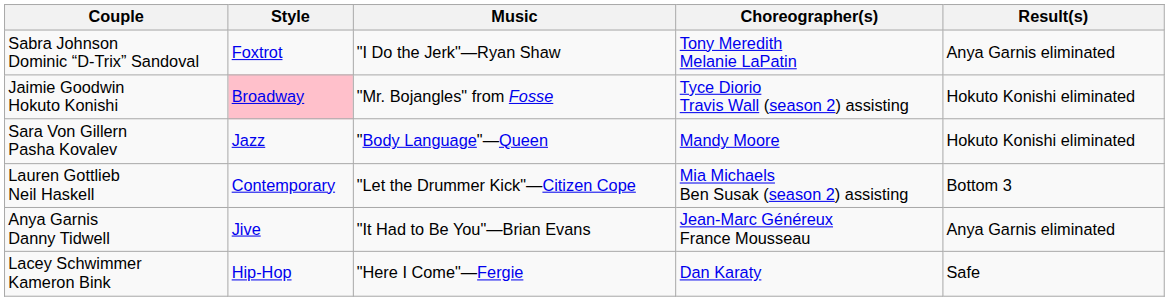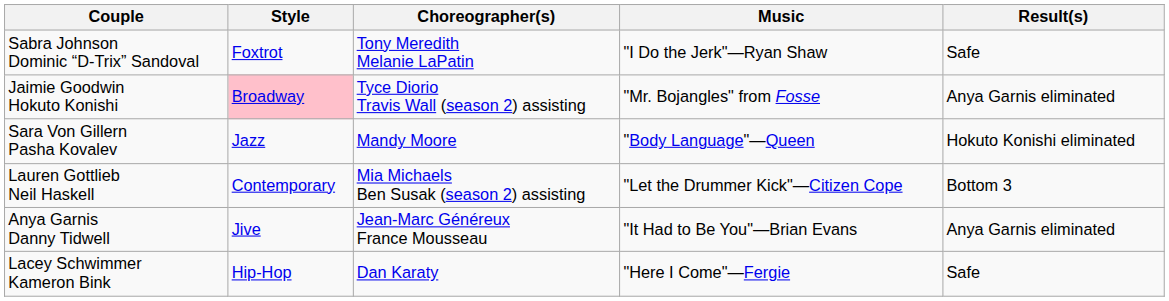columns swapped: (514, 17) <-> (809, 17)
(1031, 52) Anya Garnis eliminated -> (963, 52) Safe
(1041, 96) Hokuto Konishi eliminated -> (1031, 96) Anya Garnis eliminated
